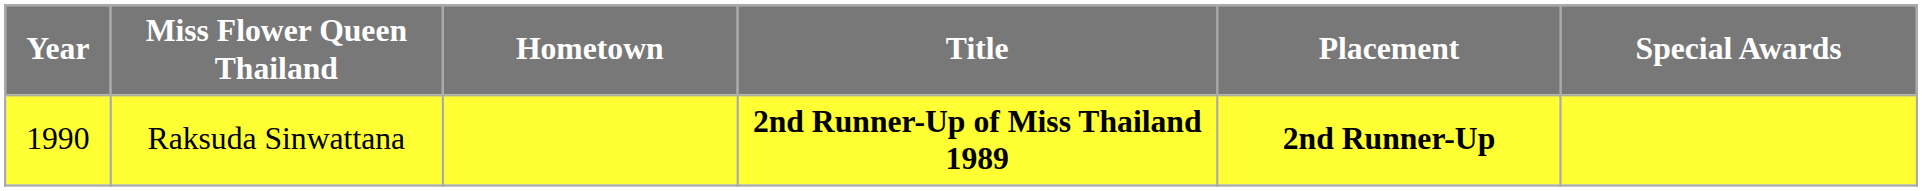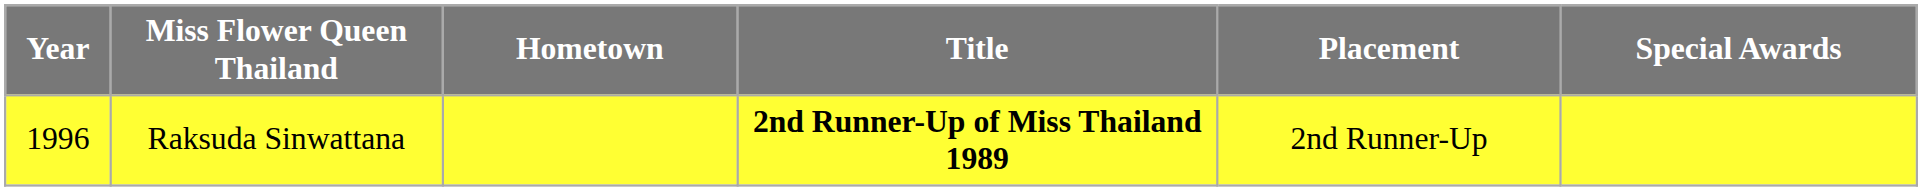(58, 139) 1990 -> (58, 139) 1996
(1389, 139) bold -> (1389, 139) normal
